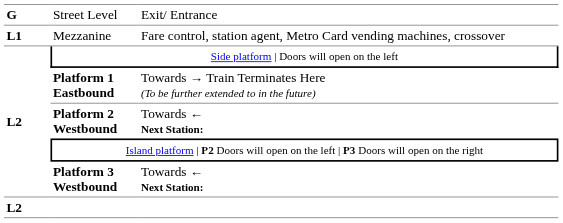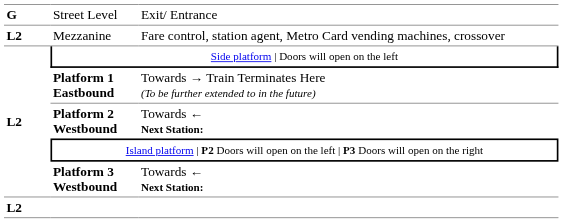(14, 35) L1 -> (14, 35) L2
